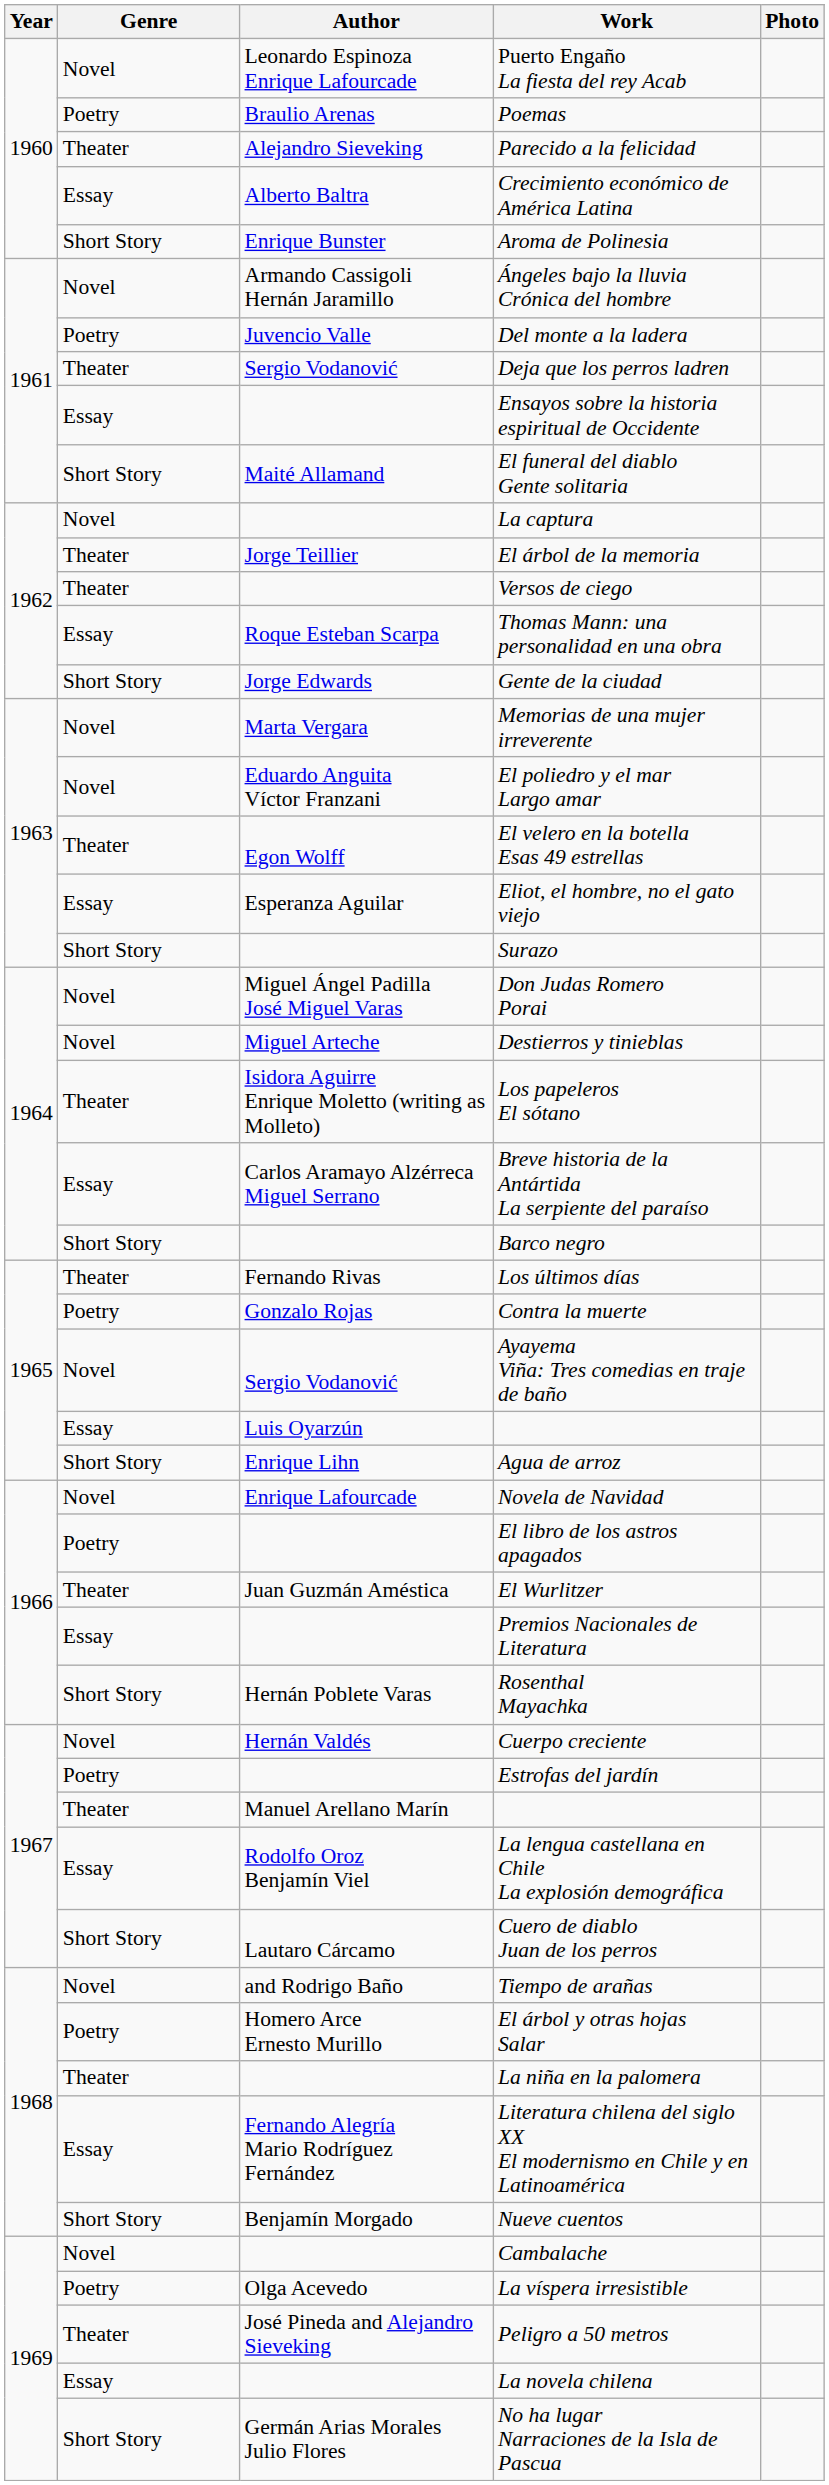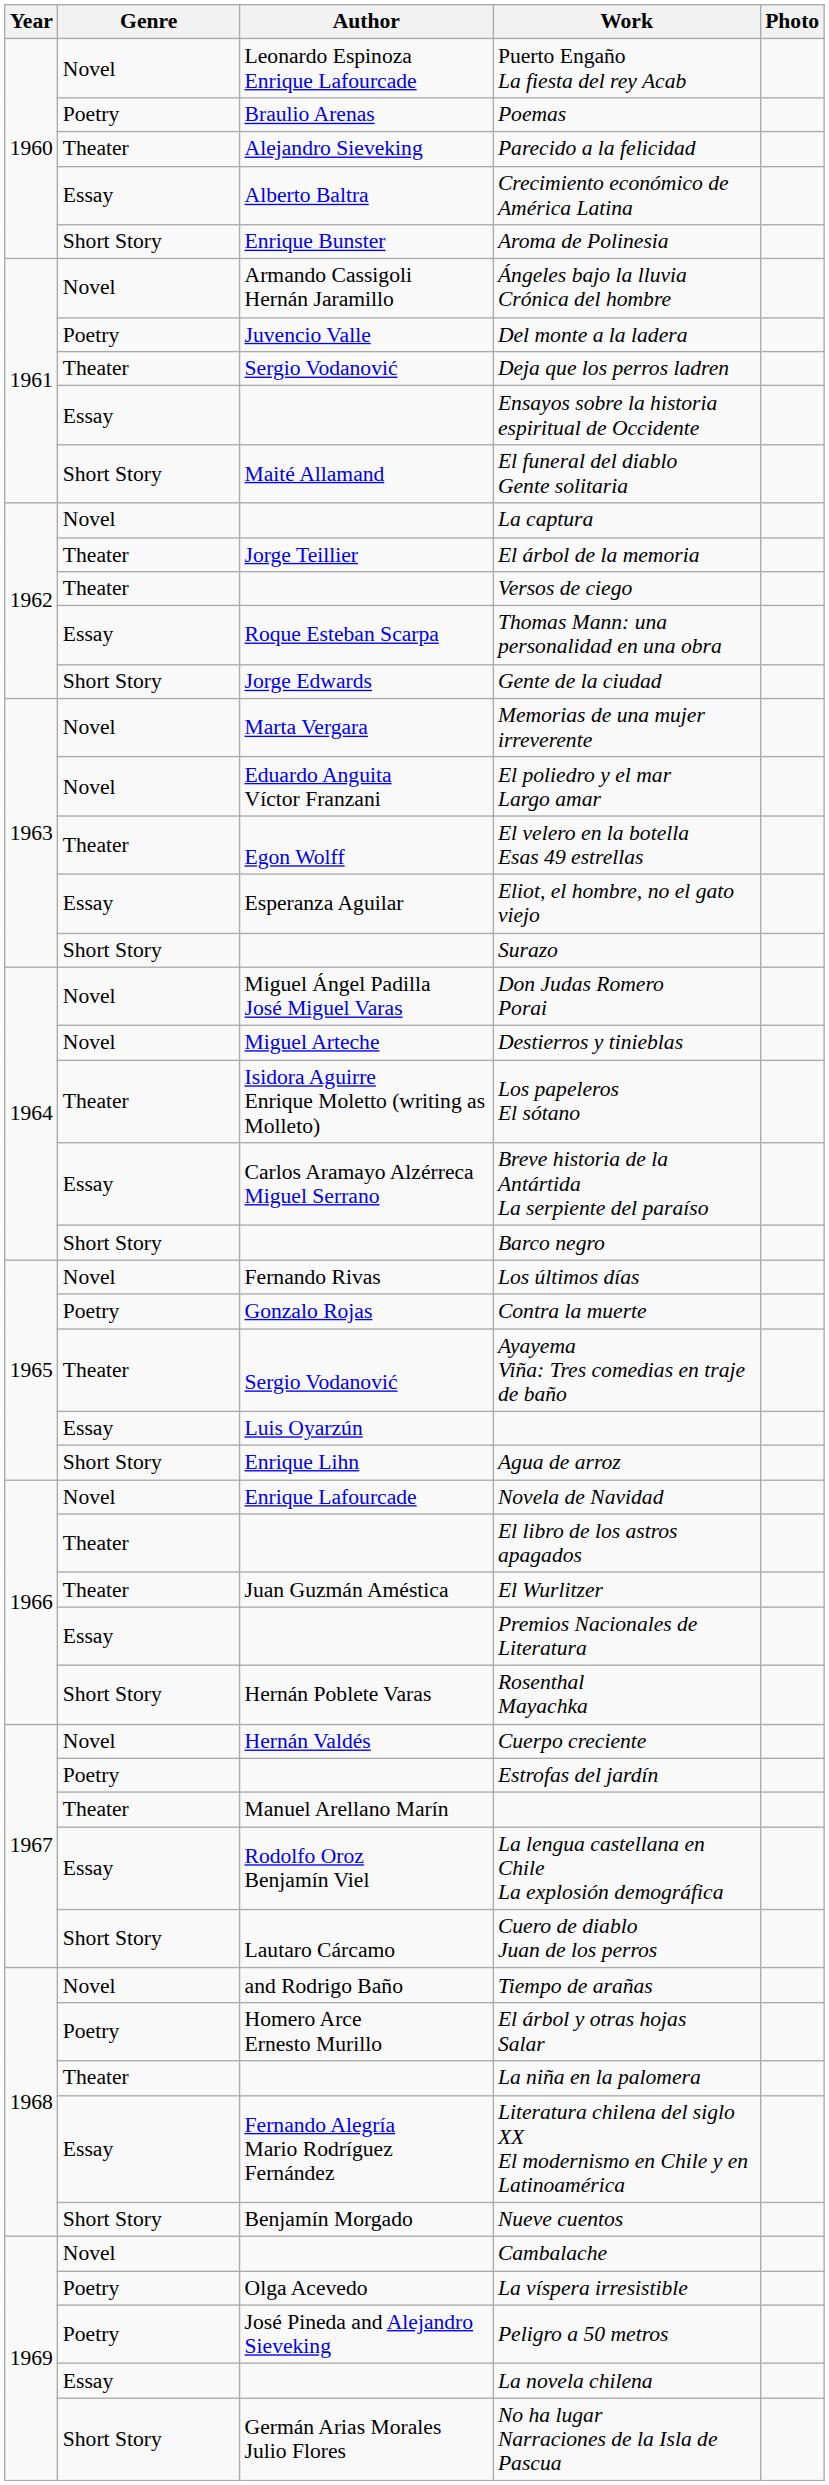(96, 1276) Theater -> (89, 1276) Novel
(89, 1369) Novel -> (96, 1369) Theater
(91, 1543) Poetry -> (96, 1543) Theater
(96, 2334) Theater -> (91, 2334) Poetry
